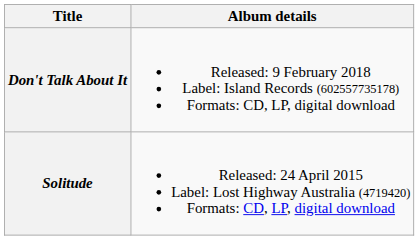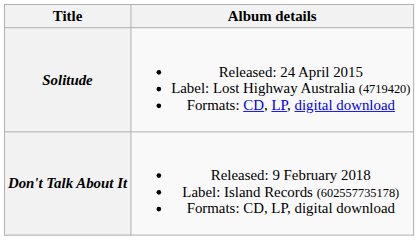rows swapped: (67, 183) <-> (68, 79)
